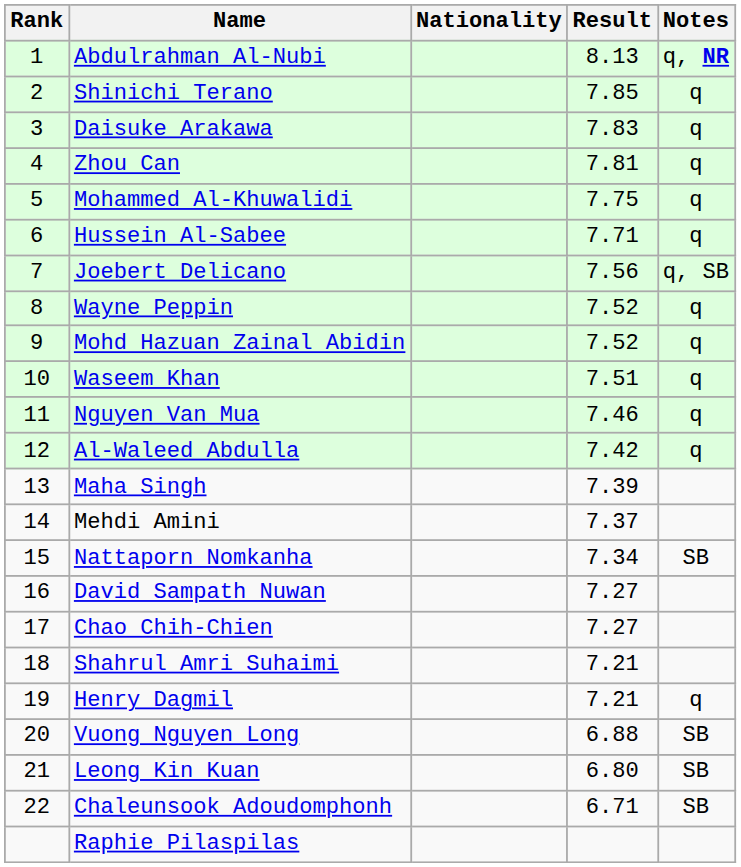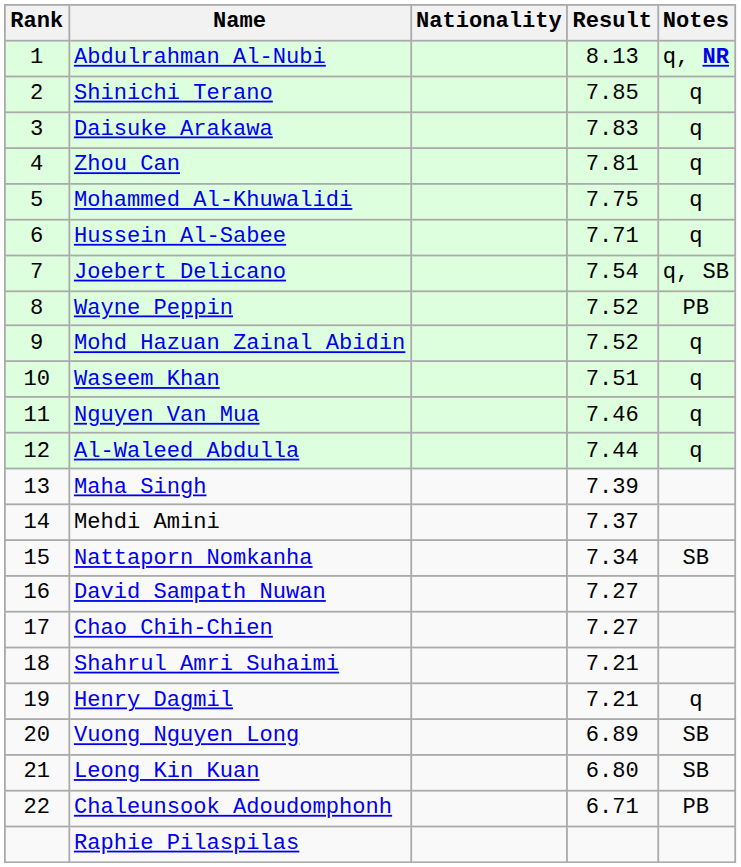(612, 273) 7.56 -> (612, 273) 7.54
(696, 309) q -> (696, 309) PB
(612, 451) 7.42 -> (612, 451) 7.44
(612, 737) 6.88 -> (612, 737) 6.89
(696, 808) SB -> (696, 808) PB
